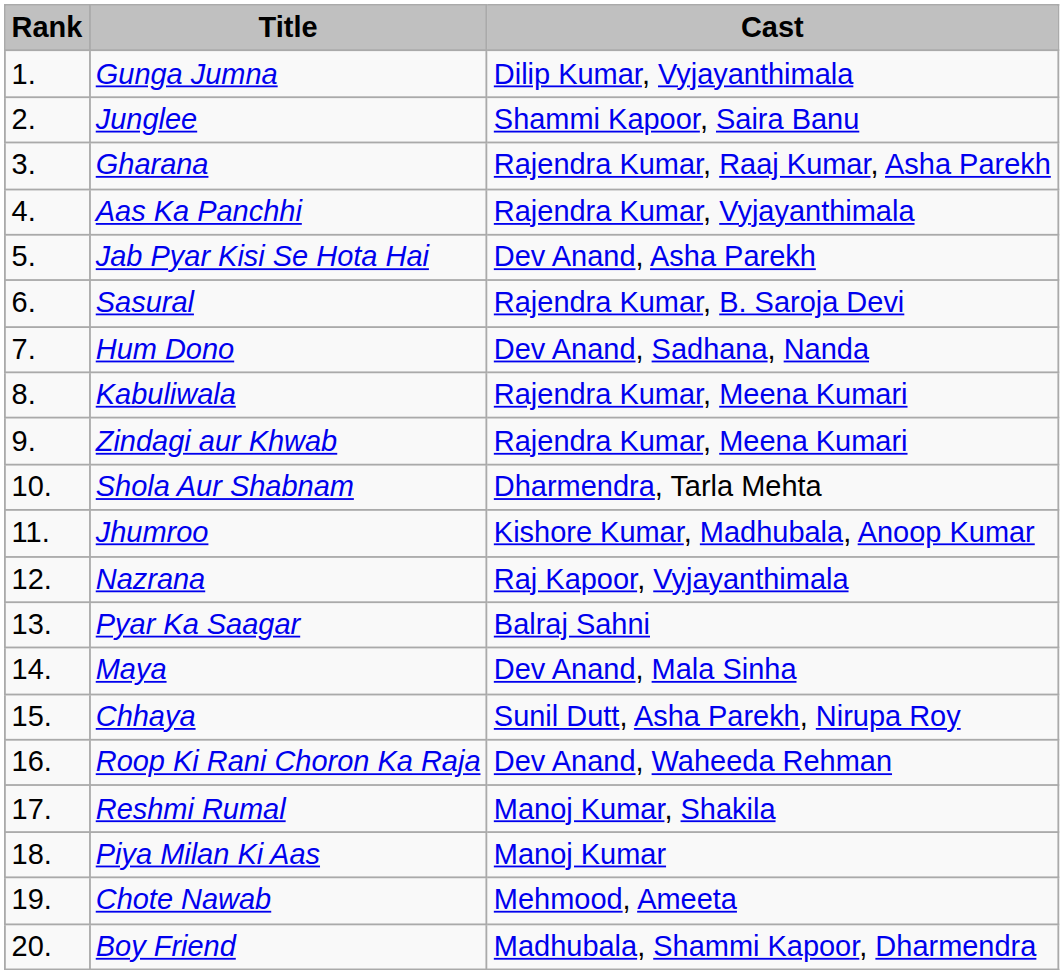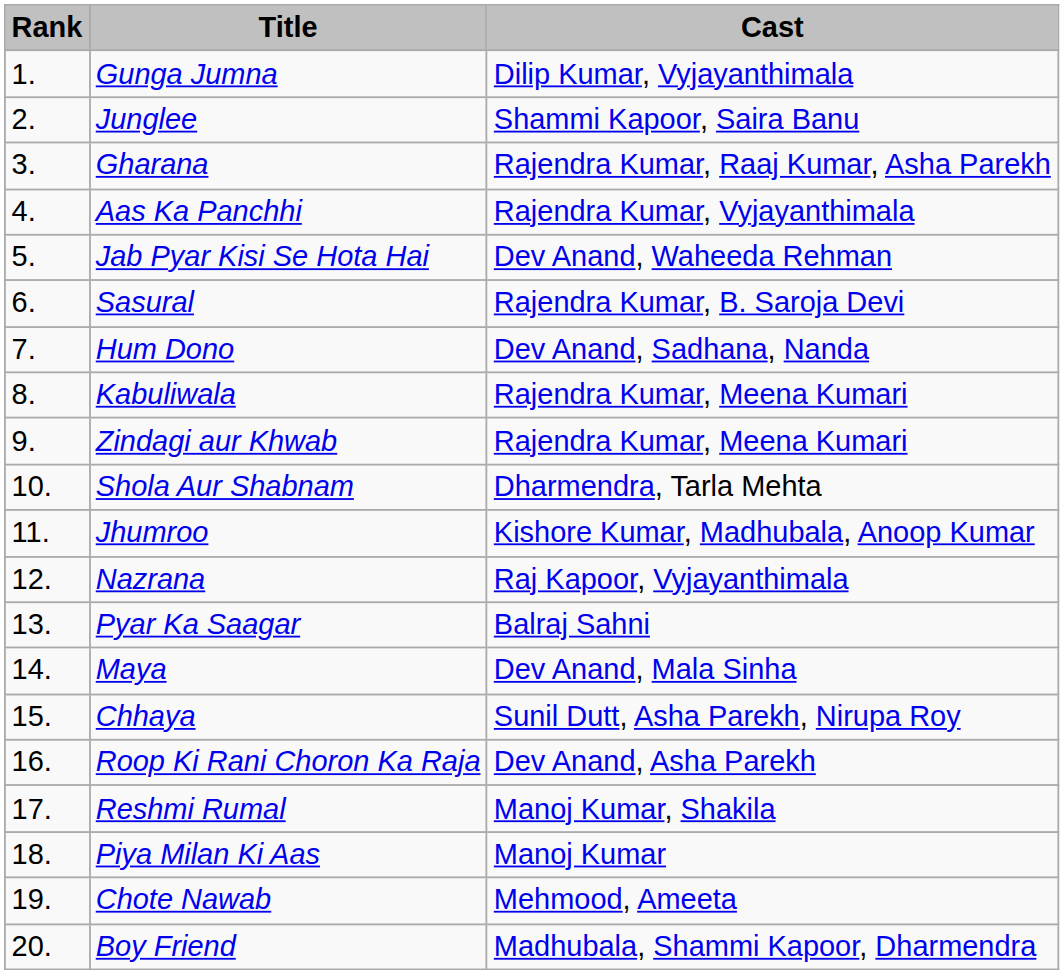(655, 257) Dev Anand, Asha Parekh -> (693, 257) Dev Anand, Waheeda Rehman
(693, 762) Dev Anand, Waheeda Rehman -> (655, 762) Dev Anand, Asha Parekh
